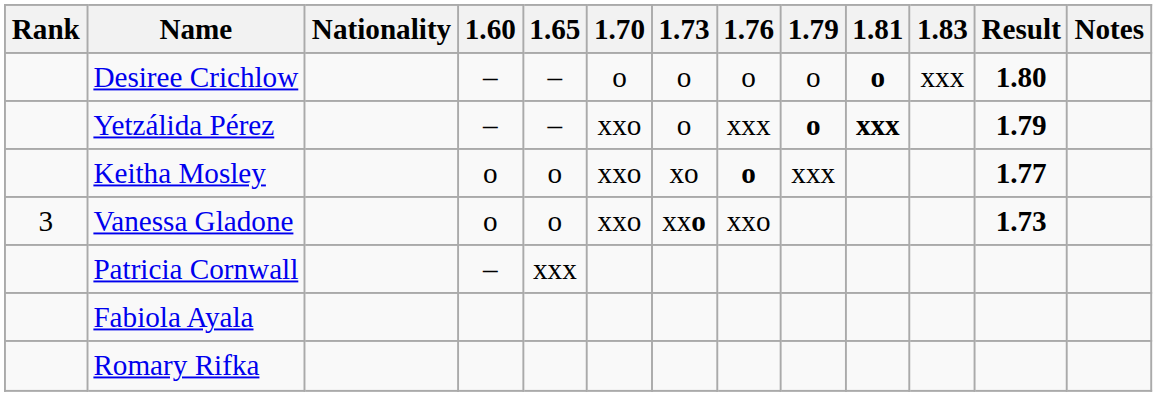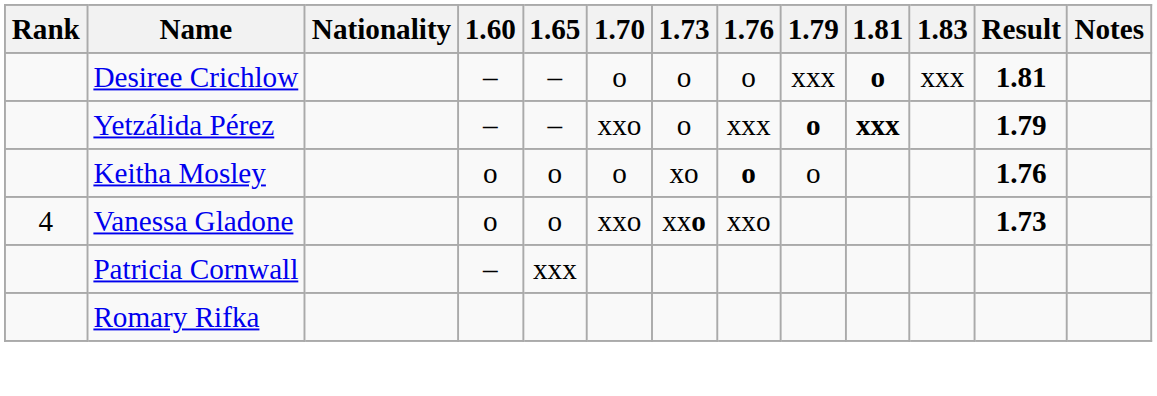(813, 76) o -> (813, 76) xxx
(1021, 76) 1.80 -> (1021, 76) 1.81
(619, 173) xxo -> (619, 173) o
(813, 173) xxx -> (813, 173) o
(1021, 173) 1.77 -> (1021, 173) 1.76
(46, 221) 3 -> (46, 221) 4
- row: (173, 317)
